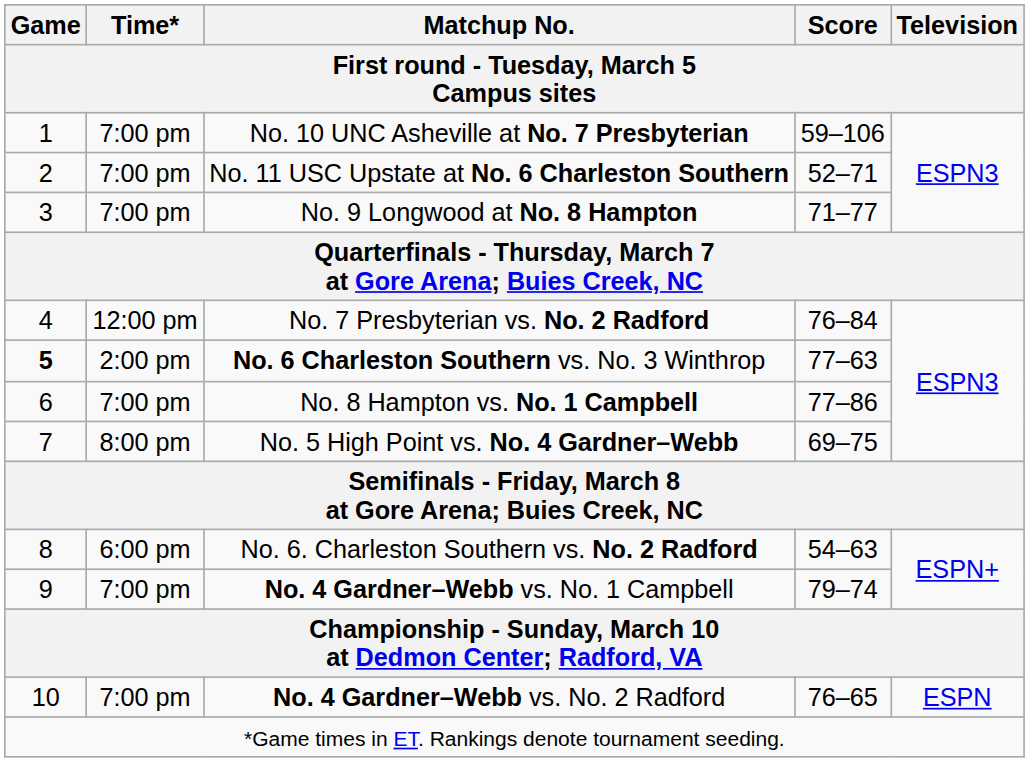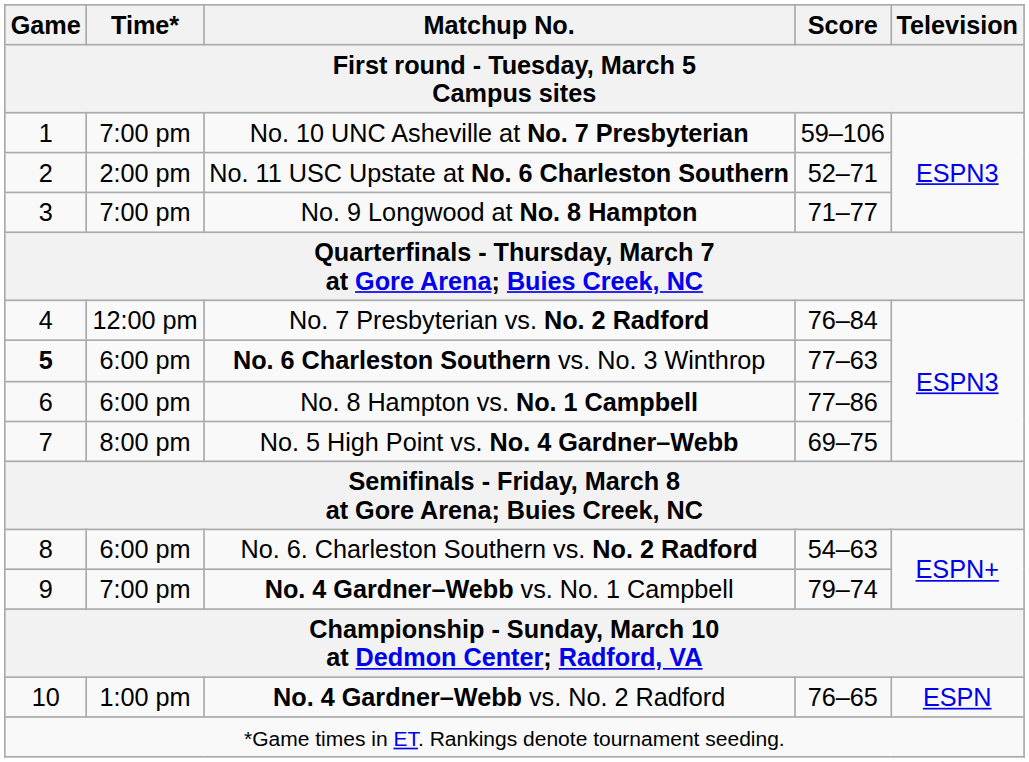(145, 173) 7:00 pm -> (145, 173) 2:00 pm
(145, 361) 2:00 pm -> (145, 361) 6:00 pm
(145, 401) 7:00 pm -> (145, 401) 6:00 pm
(145, 697) 7:00 pm -> (145, 697) 1:00 pm
